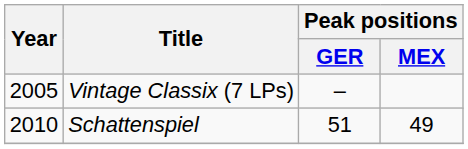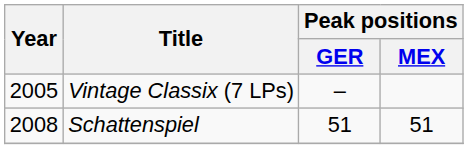(34, 125) 2010 -> (34, 125) 2008
(422, 125) 49 -> (422, 125) 51
